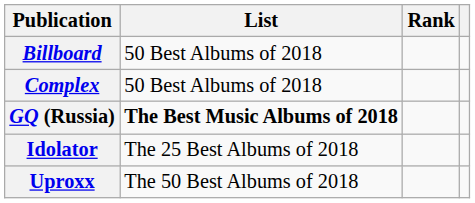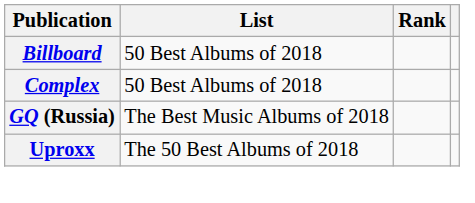(261, 117) bold -> (257, 117) normal
- row: (62, 149)
